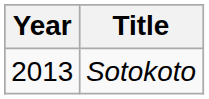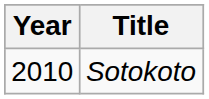(42, 70) 2013 -> (42, 70) 2010
